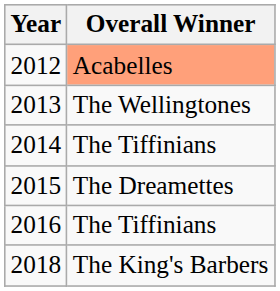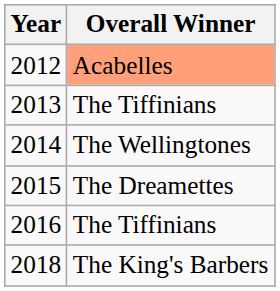(162, 104) The Wellingtones -> (145, 104) The Tiffinians
(145, 144) The Tiffinians -> (162, 144) The Wellingtones
